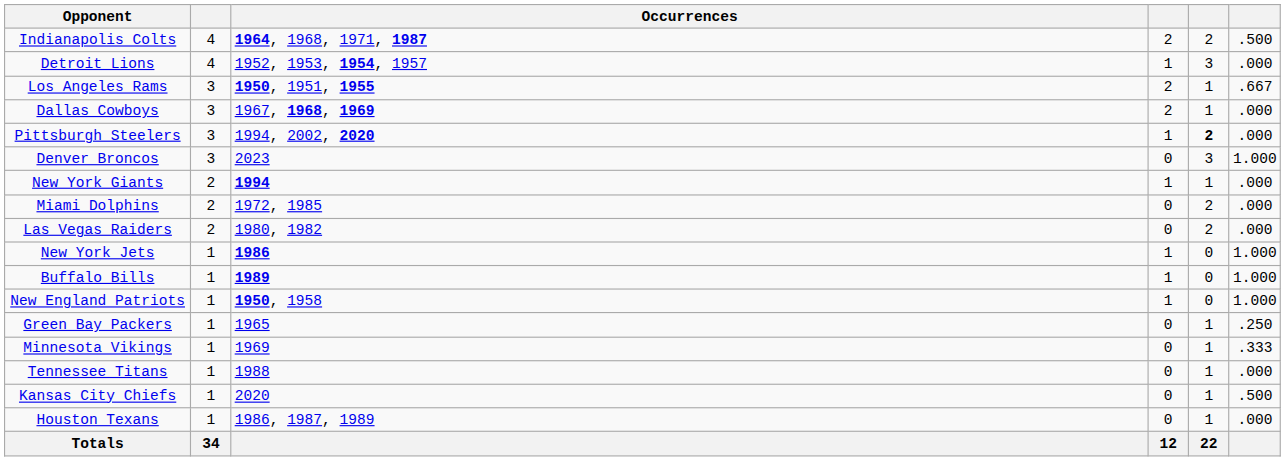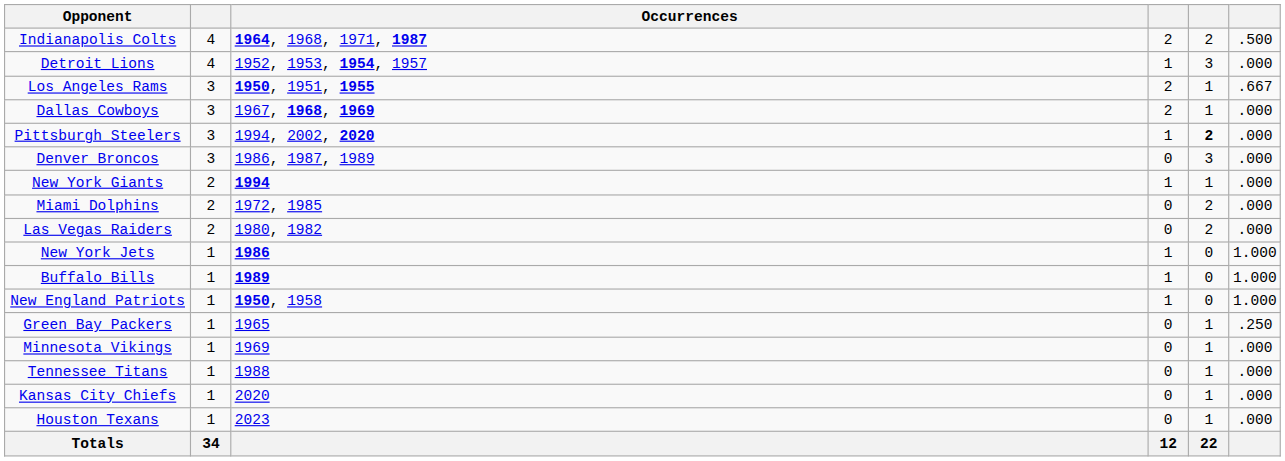(252, 159) 2023 -> (305, 159) 1986, 1987, 1989
(1255, 159) 1.000 -> (1255, 159) .000
(1255, 349) .333 -> (1255, 349) .000
(1255, 396) .500 -> (1255, 396) .000
(305, 420) 1986, 1987, 1989 -> (252, 420) 2023
